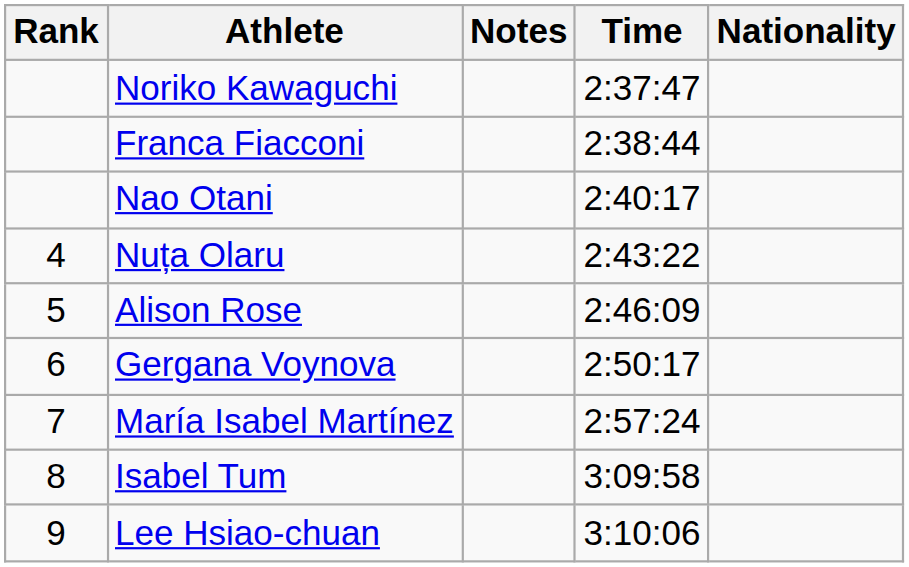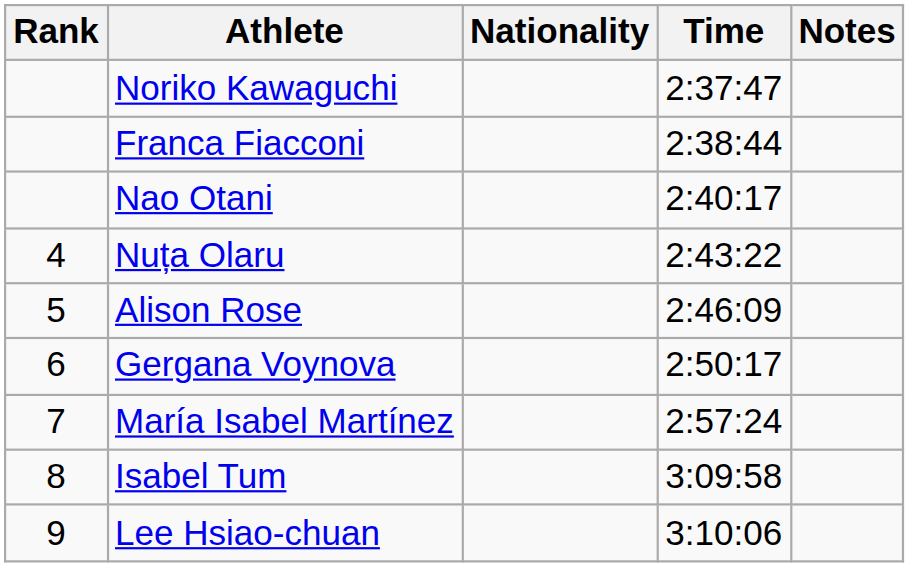columns swapped: (806, 32) <-> (519, 32)
